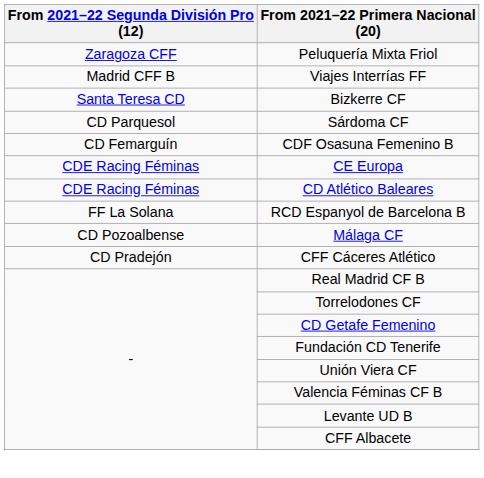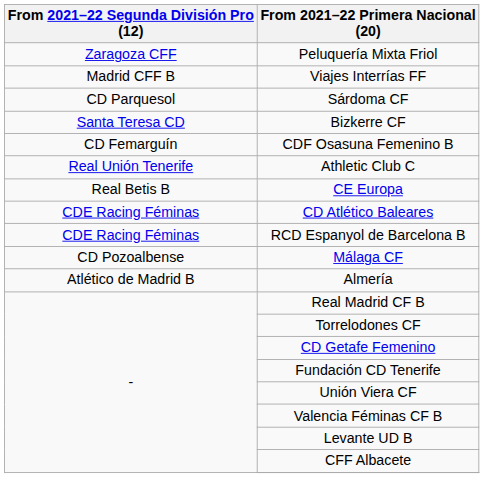rows swapped: (368, 122) <-> (368, 99)
+ row: (368, 167)
(131, 167) CDE Racing Féminas -> (131, 189) Real Betis B
(131, 212) FF La Solana -> (131, 235) CDE Racing Féminas
+ row: (368, 280)
- row: (368, 257)
